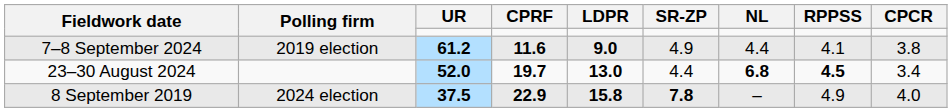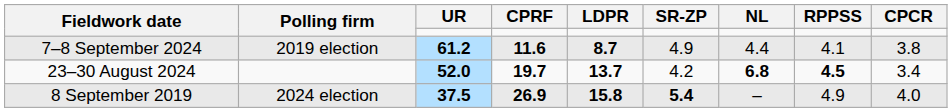(605, 48) 9.0 -> (605, 48) 8.7
(605, 72) 13.0 -> (605, 72) 13.7
(681, 72) 4.4 -> (681, 72) 4.2
(530, 95) 22.9 -> (530, 95) 26.9
(681, 95) 7.8 -> (681, 95) 5.4
